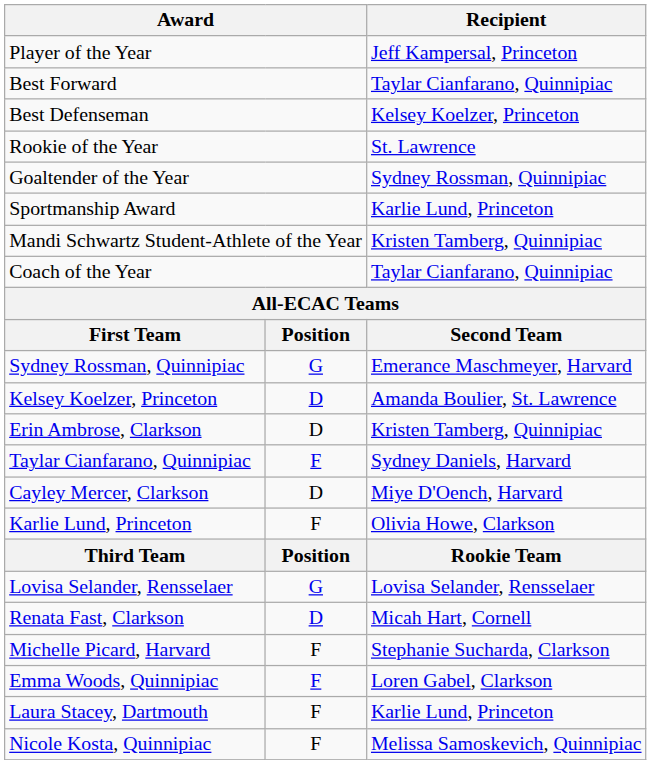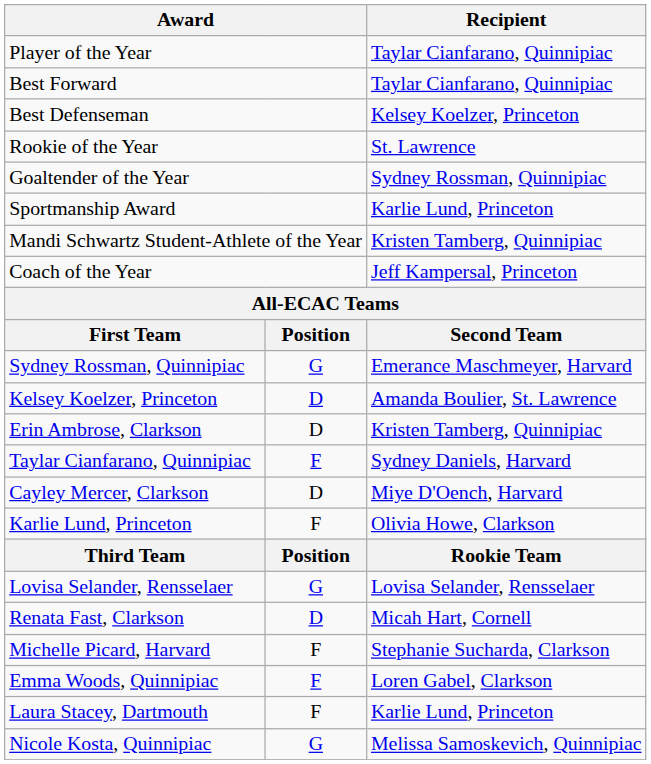(474, 51) Jeff Kampersal, Princeton -> (492, 51) Taylar Cianfarano, Quinnipiac
(492, 271) Taylar Cianfarano, Quinnipiac -> (474, 271) Jeff Kampersal, Princeton
(316, 743) F -> (316, 743) G
